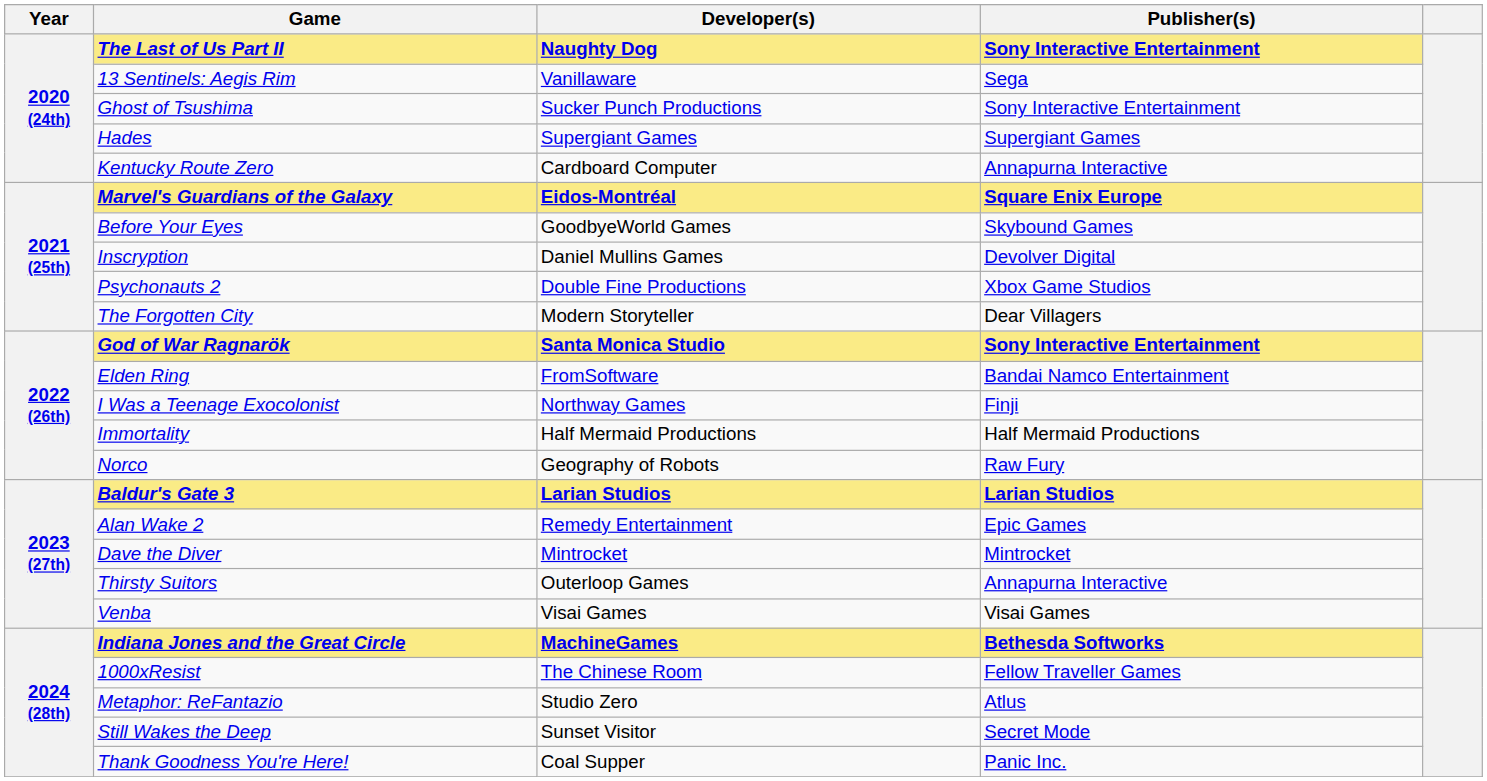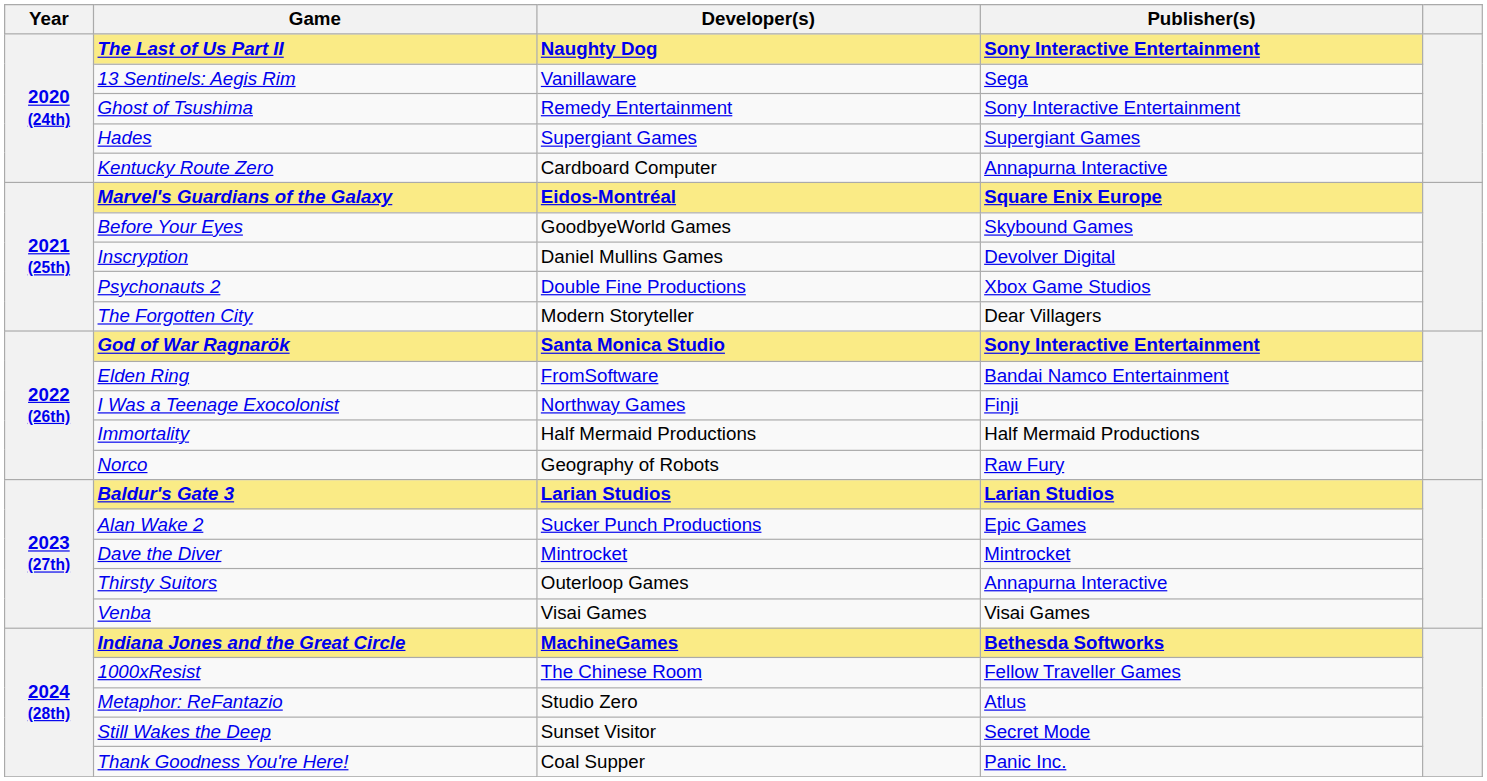(651, 108) Sucker Punch Productions -> (637, 108) Remedy Entertainment
(637, 524) Remedy Entertainment -> (651, 524) Sucker Punch Productions
